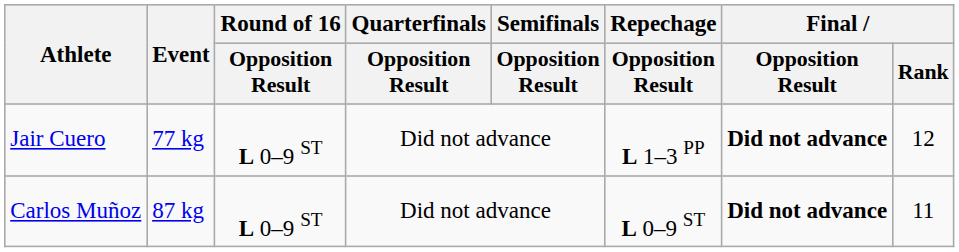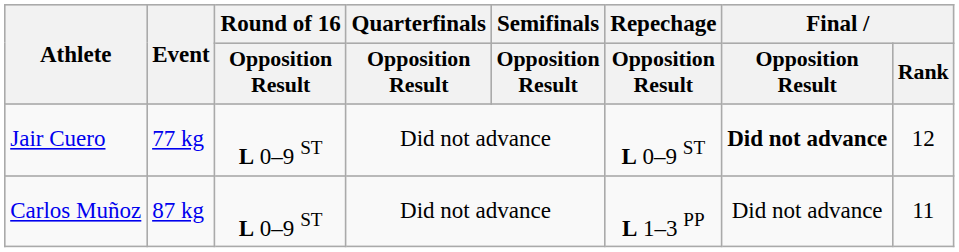(663, 153) L 1–3 PP -> (663, 153) L 0–9 ST
(663, 224) L 0–9 ST -> (663, 224) L 1–3 PP
(807, 211) bold -> (807, 211) normal
